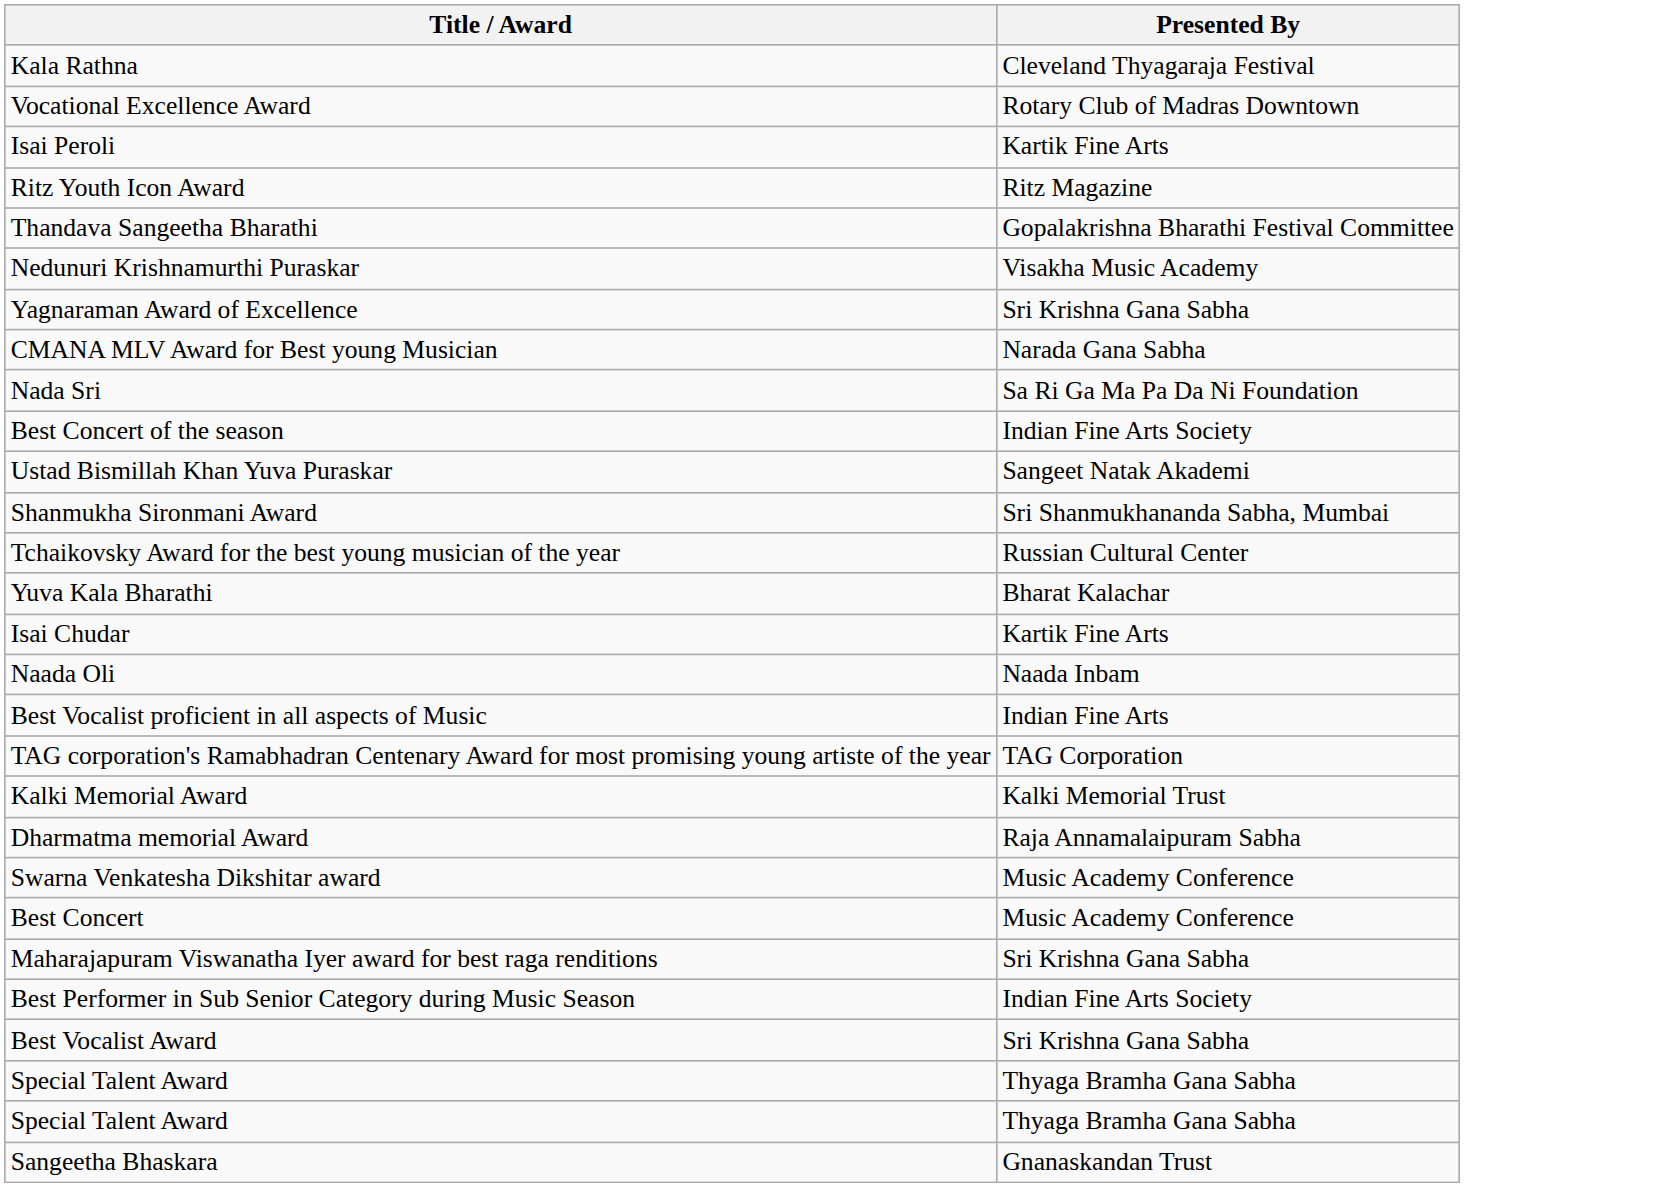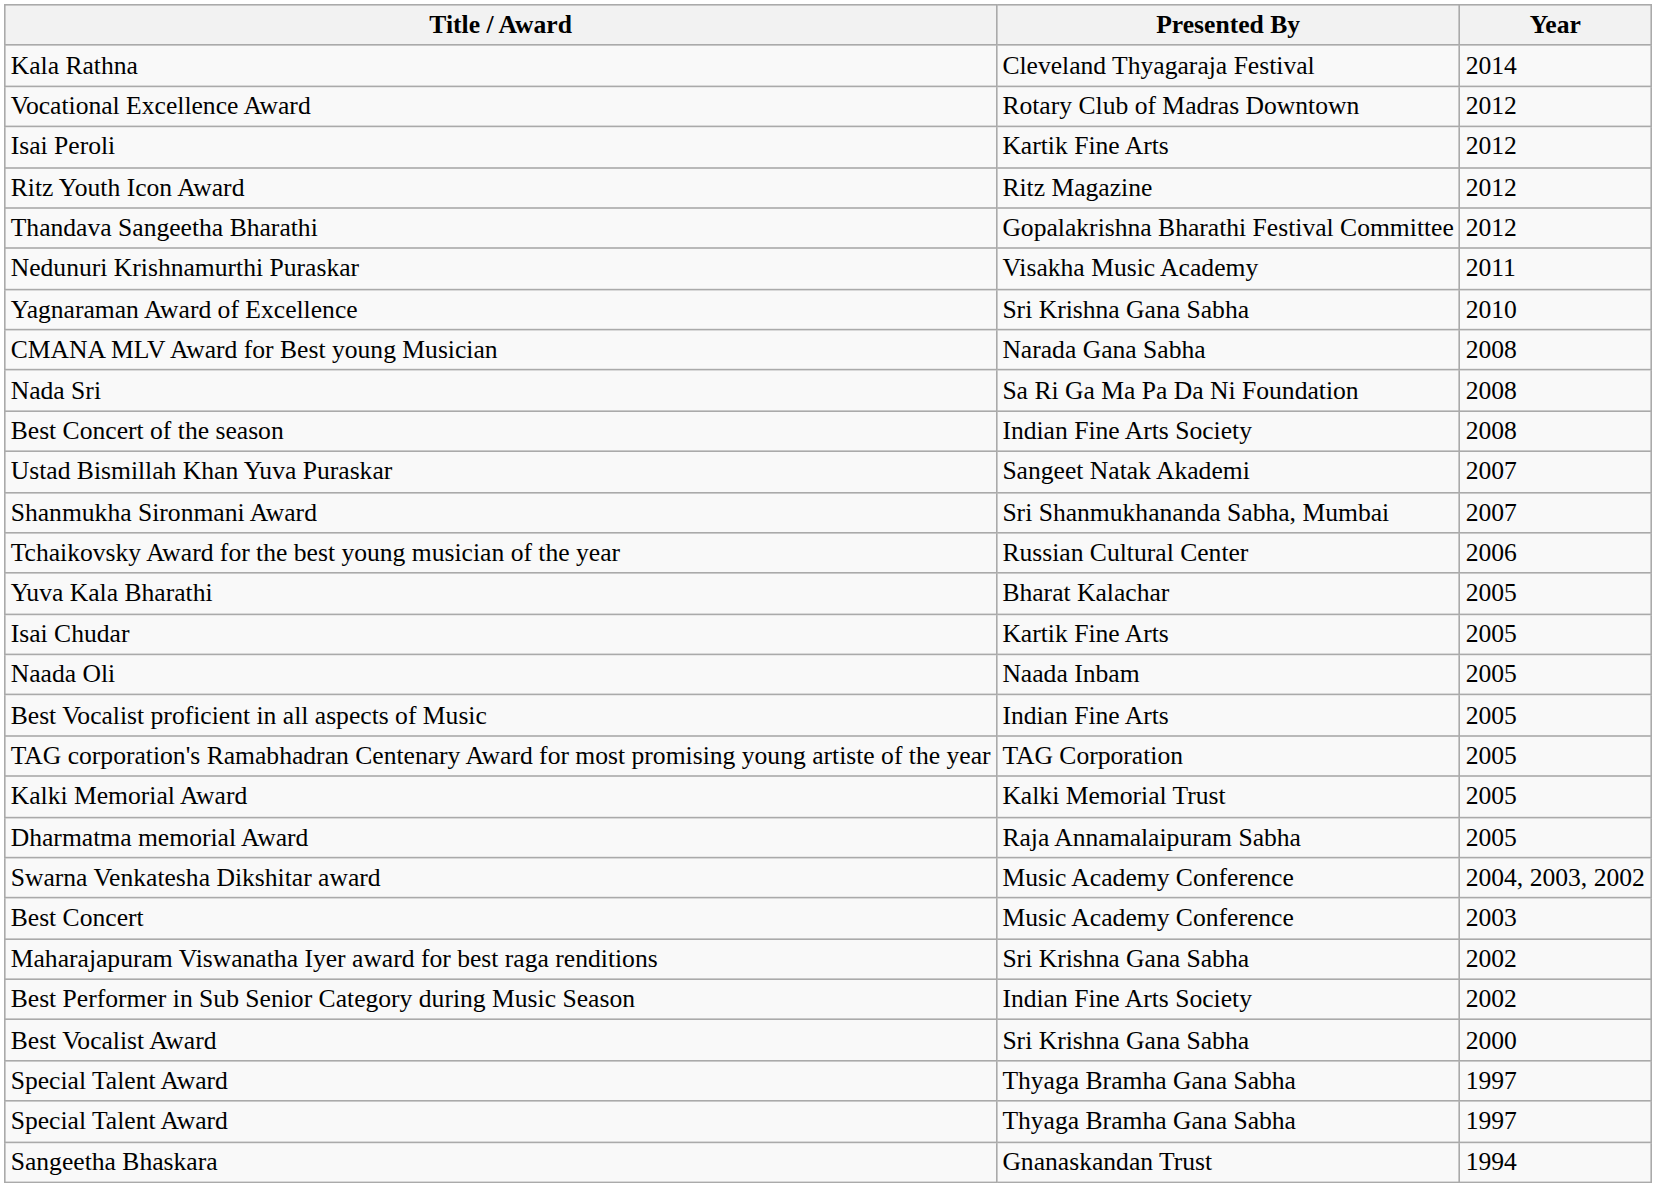+ column: (1555, 24)
